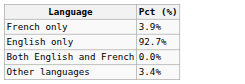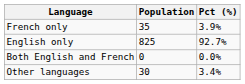+ column: (167, 12)
